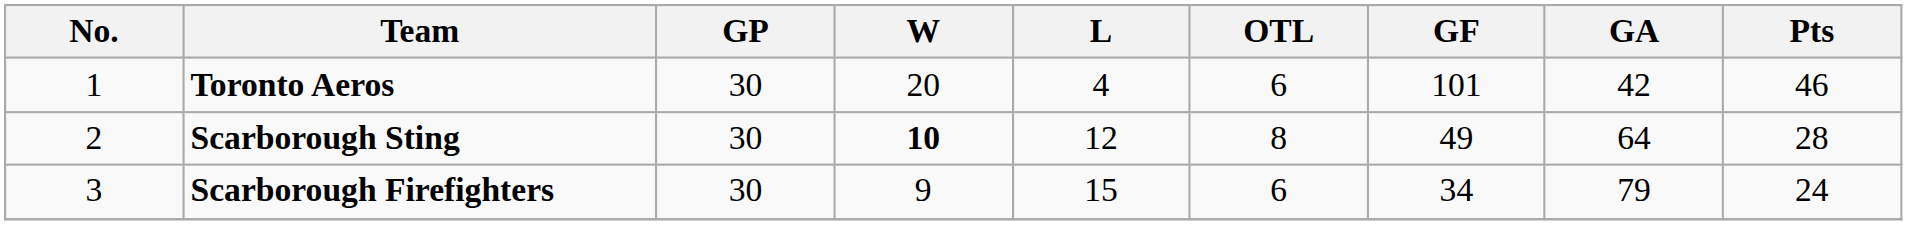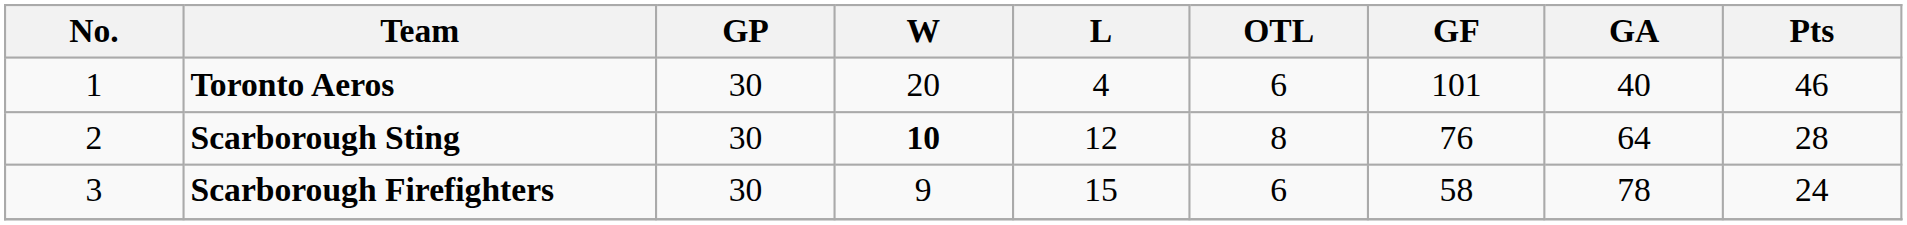(1634, 84) 42 -> (1634, 84) 40
(1456, 137) 49 -> (1456, 137) 76
(1456, 191) 34 -> (1456, 191) 58
(1634, 191) 79 -> (1634, 191) 78
